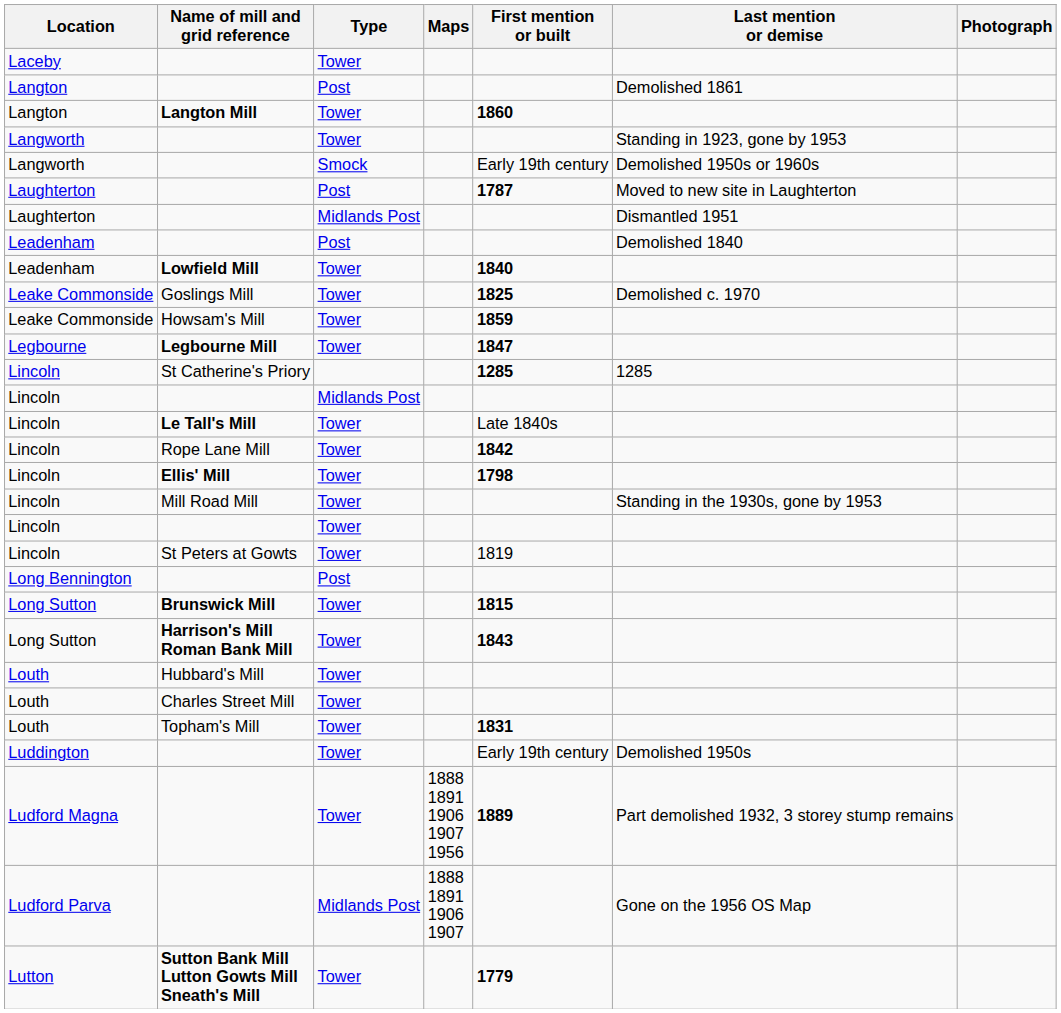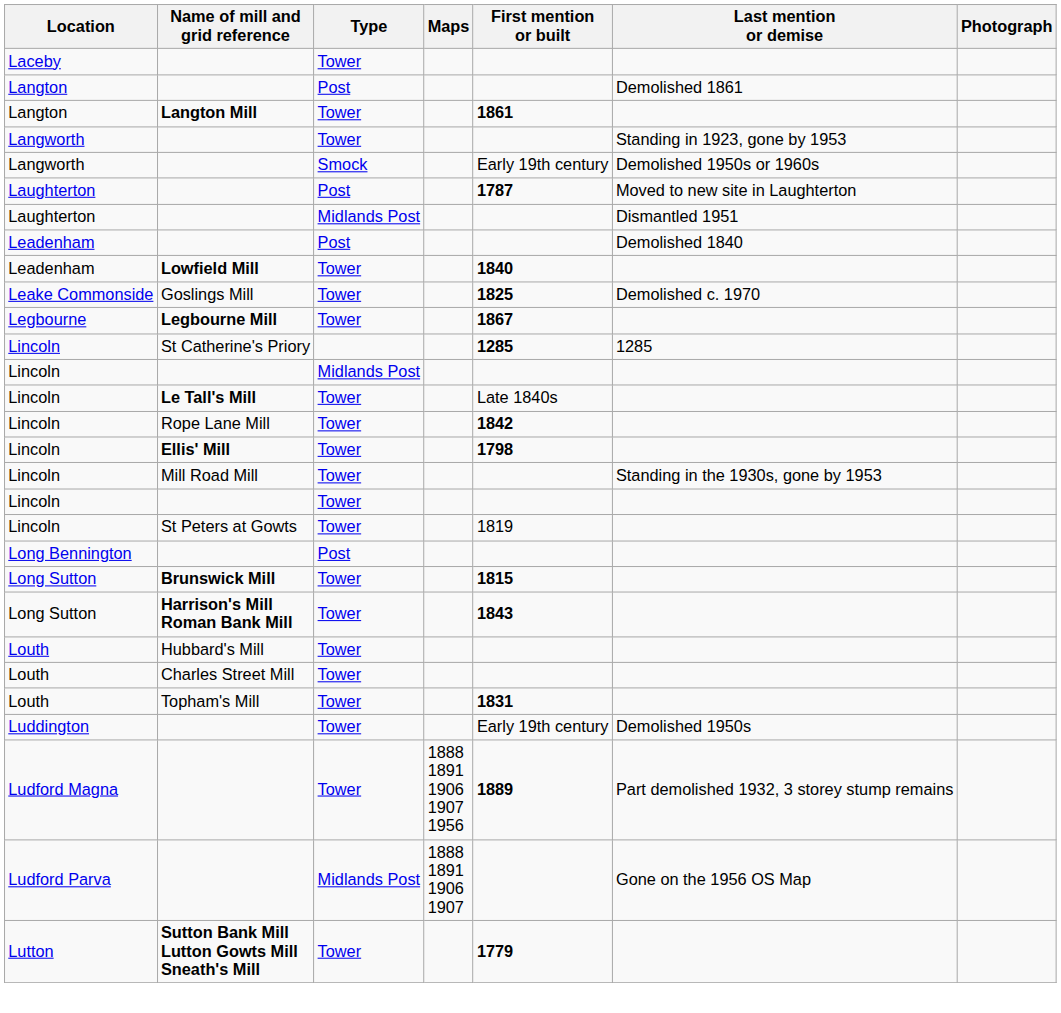(495, 113) 1860 -> (495, 113) 1861
- row: (81, 320)
(495, 346) 1847 -> (495, 320) 1867
